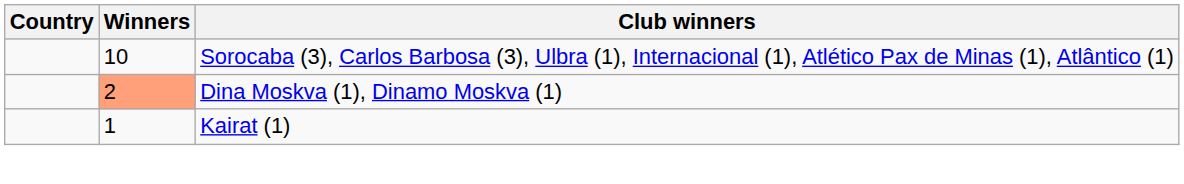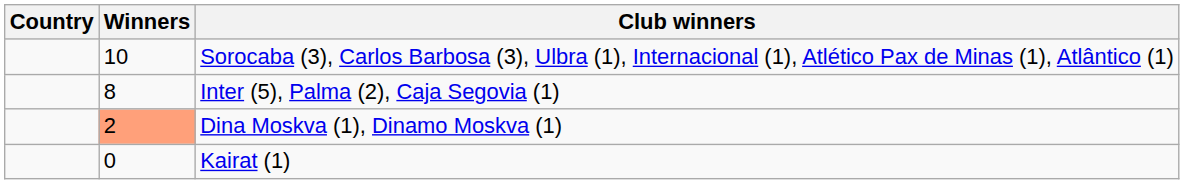+ row: (380, 91)
(110, 126) 1 -> (110, 160) 0
